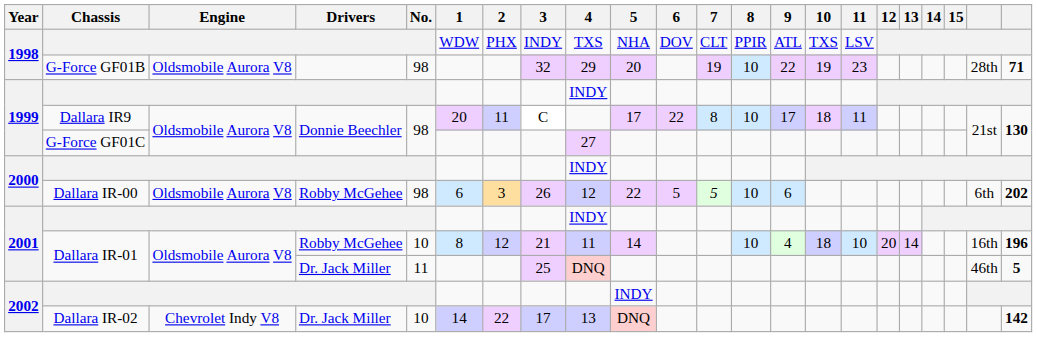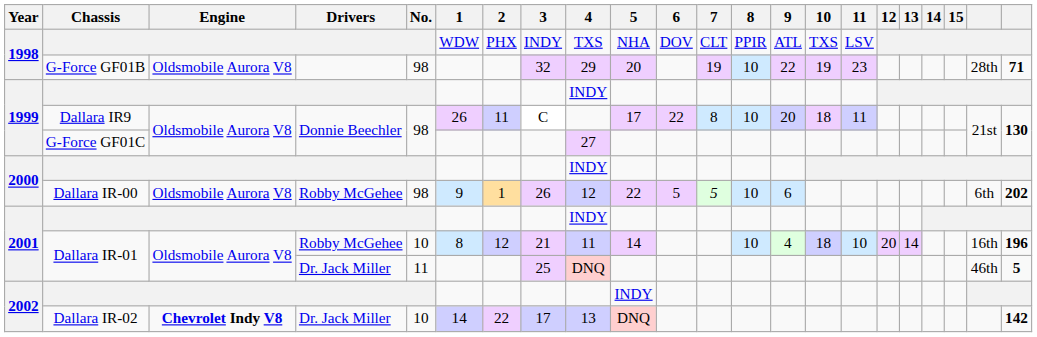(459, 117) 20 -> (459, 117) 26
(788, 117) 17 -> (788, 117) 20
(459, 192) 6 -> (459, 192) 9
(502, 192) 3 -> (502, 192) 1
(222, 318) normal -> (222, 318) bold
